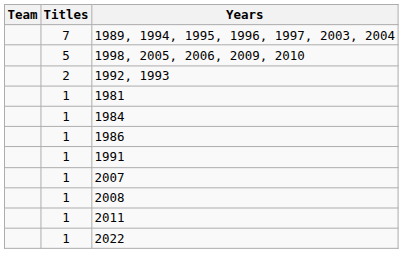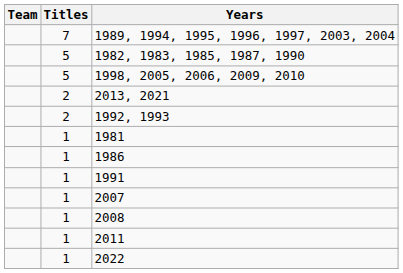+ row: (200, 55)
+ row: (132, 96)
- row: (110, 116)
